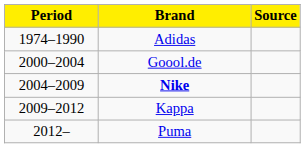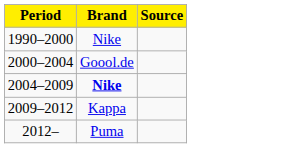- row: (51, 39)
+ row: (41, 39)
